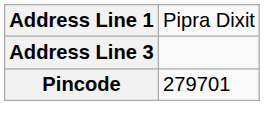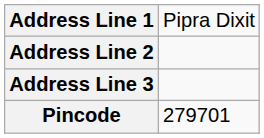+ row: (82, 52)
